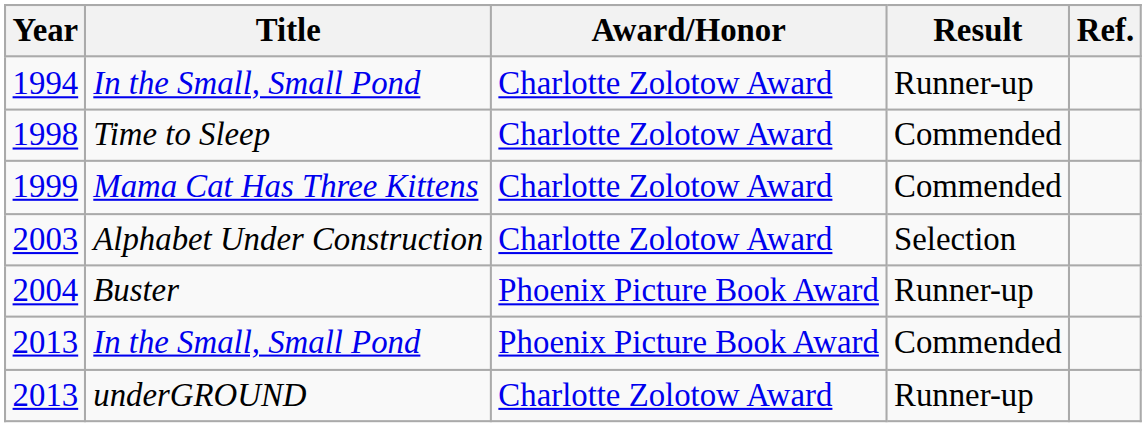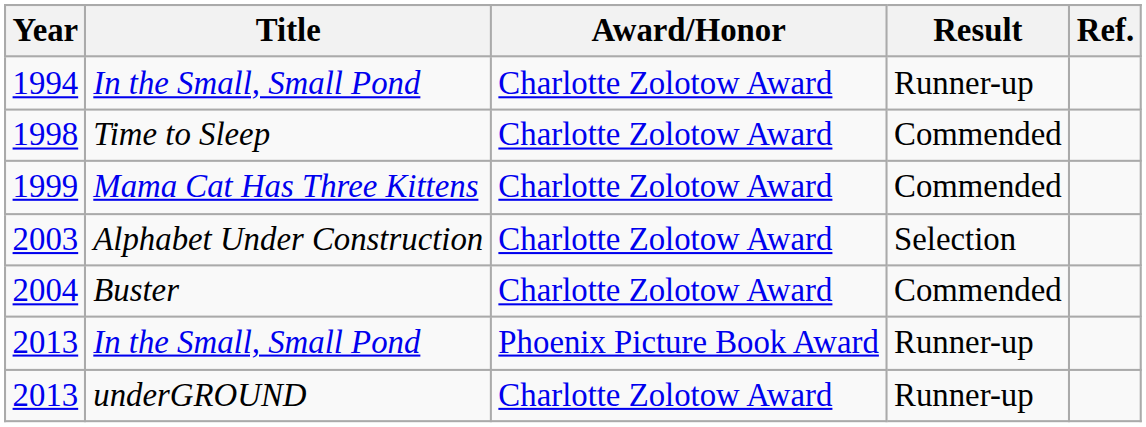(689, 290) Phoenix Picture Book Award -> (665, 290) Charlotte Zolotow Award
(964, 290) Runner-up -> (978, 290) Commended
(978, 342) Commended -> (964, 342) Runner-up
